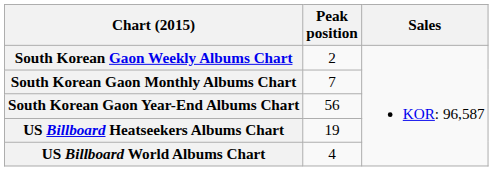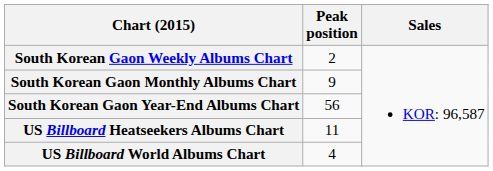(332, 81) 7 -> (332, 81) 9
(332, 130) 19 -> (332, 130) 11
